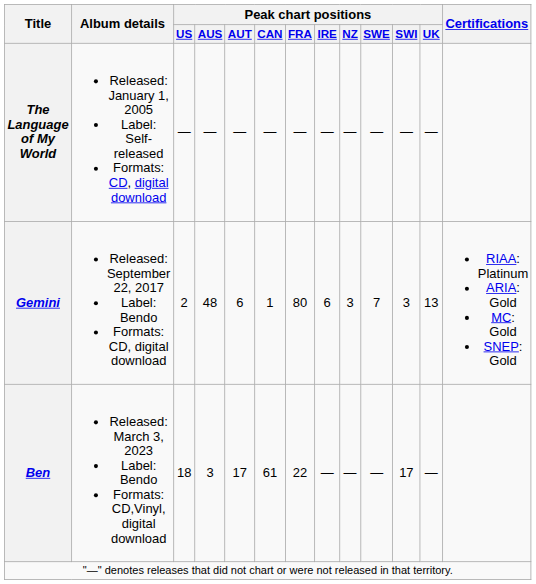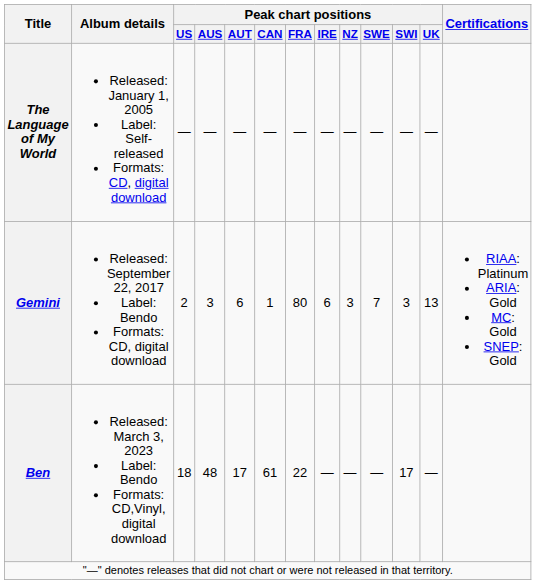(210, 302) 48 -> (210, 302) 3
(210, 473) 3 -> (210, 473) 48
